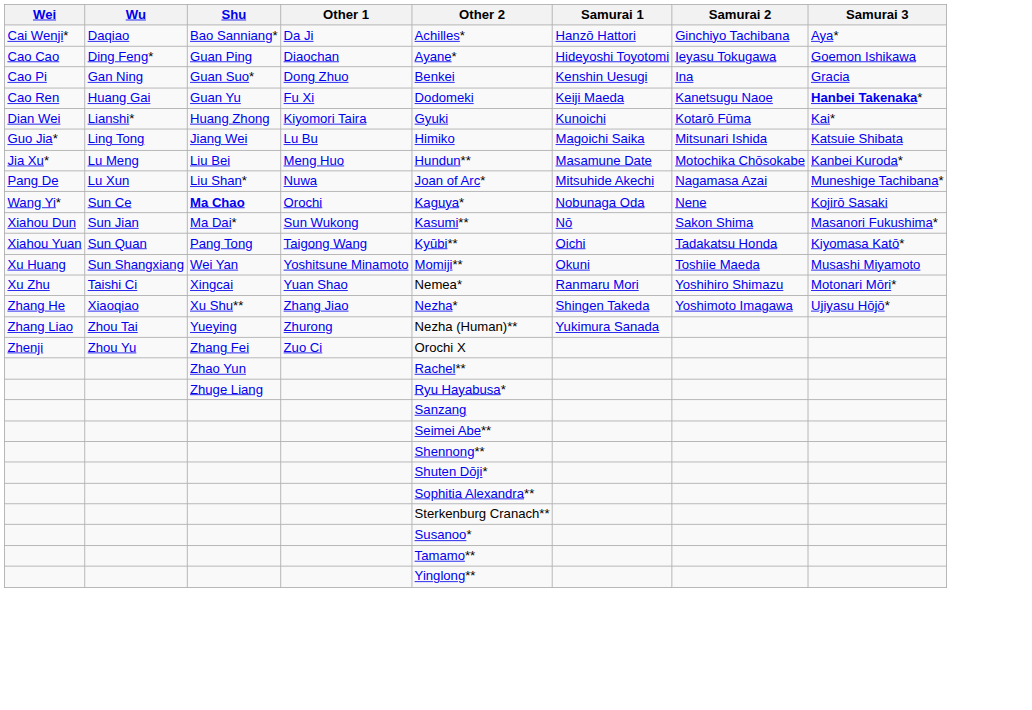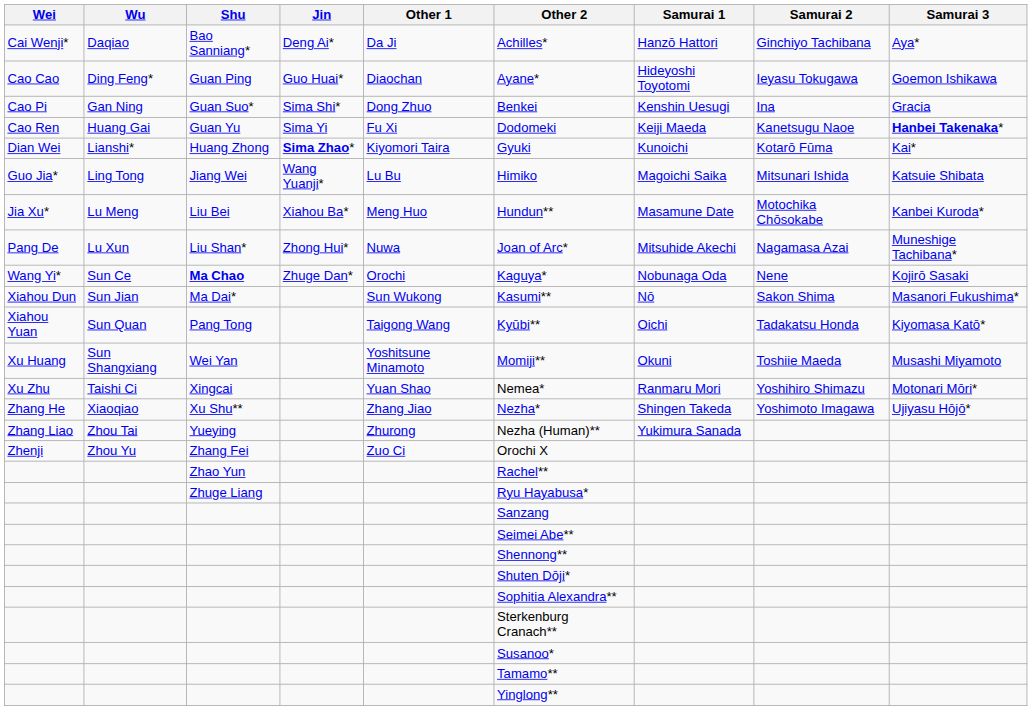+ column: (322, 14)
